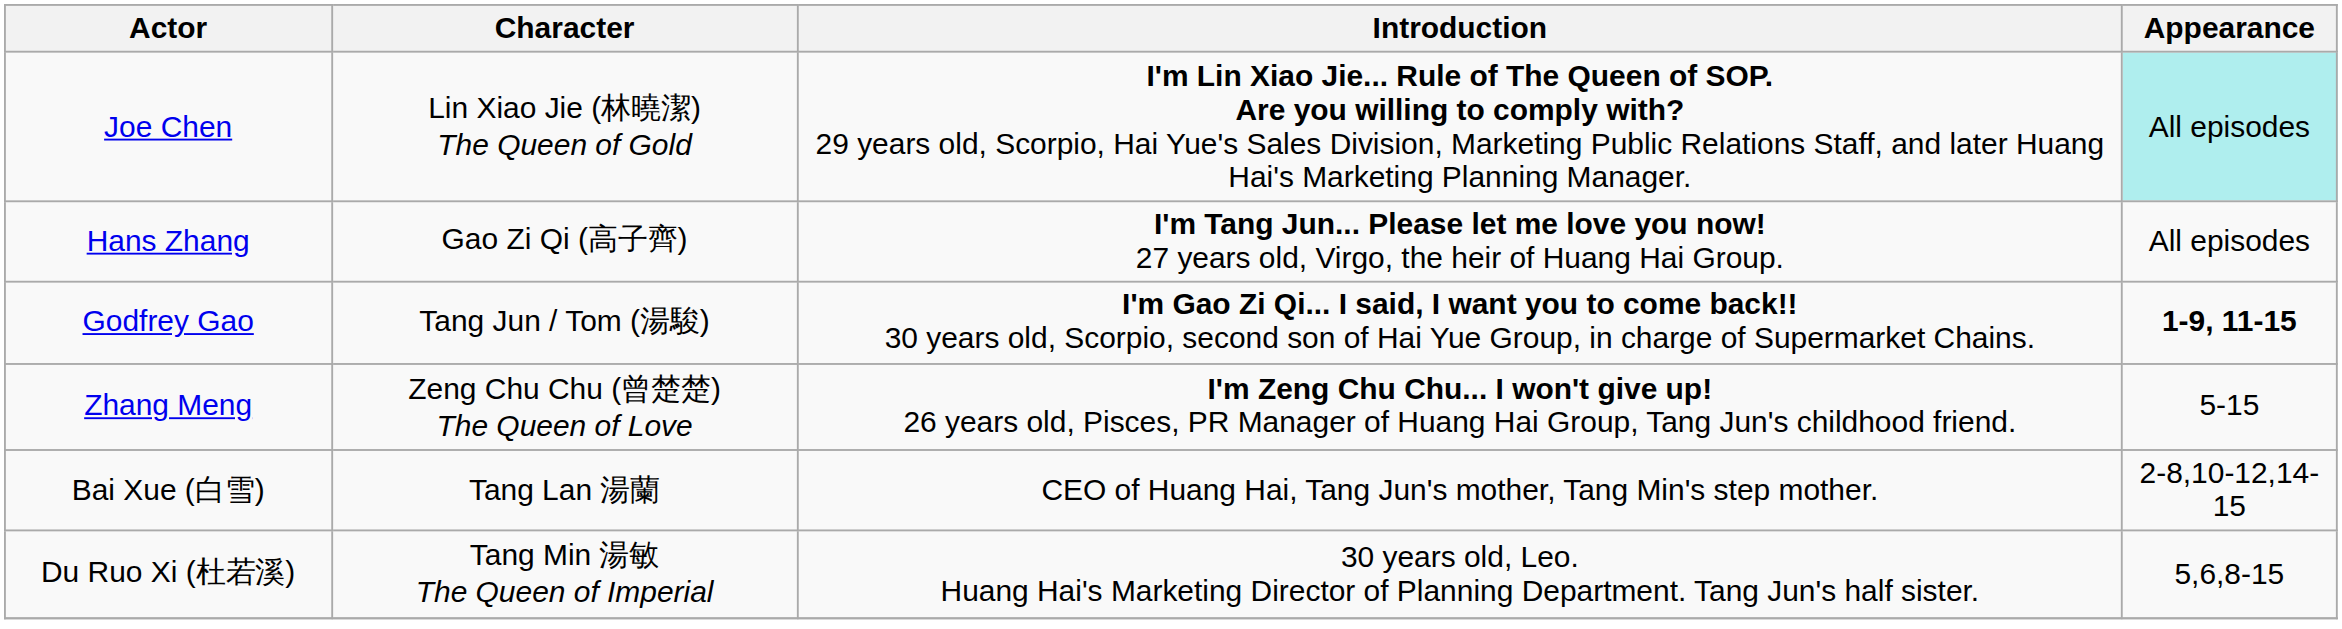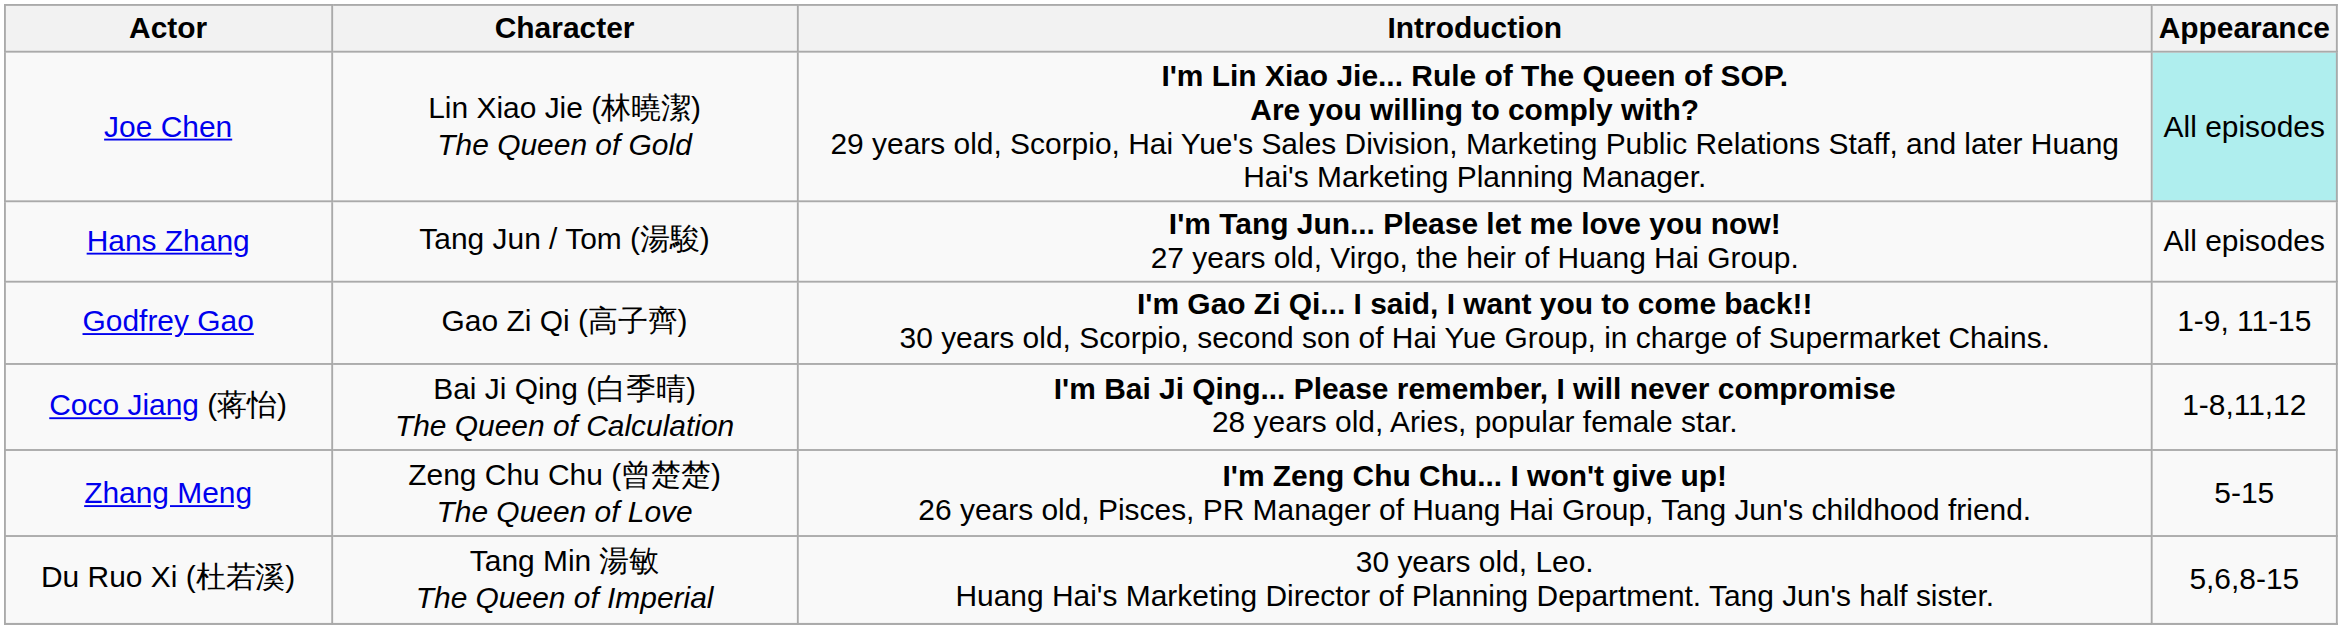(565, 240) Gao Zi Qi (高子齊) -> (565, 240) Tang Jun / Tom (湯駿)
(565, 321) Tang Jun / Tom (湯駿) -> (565, 321) Gao Zi Qi (高子齊)
(2229, 322) bold -> (2244, 322) normal
+ row: (168, 405)
- row: (168, 488)
